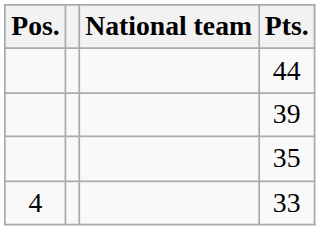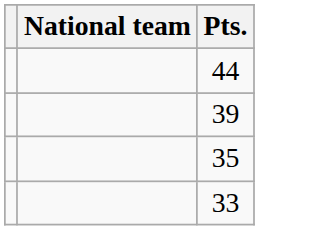- column: (35, 26)
